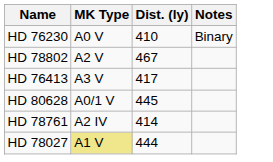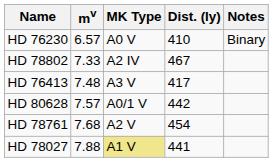+ column: (87, 16)
(89, 57) A2 V -> (123, 61) A2 IV
(147, 100) 445 -> (179, 104) 442
(91, 121) A2 IV -> (121, 125) A2 V
(147, 121) 414 -> (179, 125) 454
(147, 143) 444 -> (179, 146) 441
